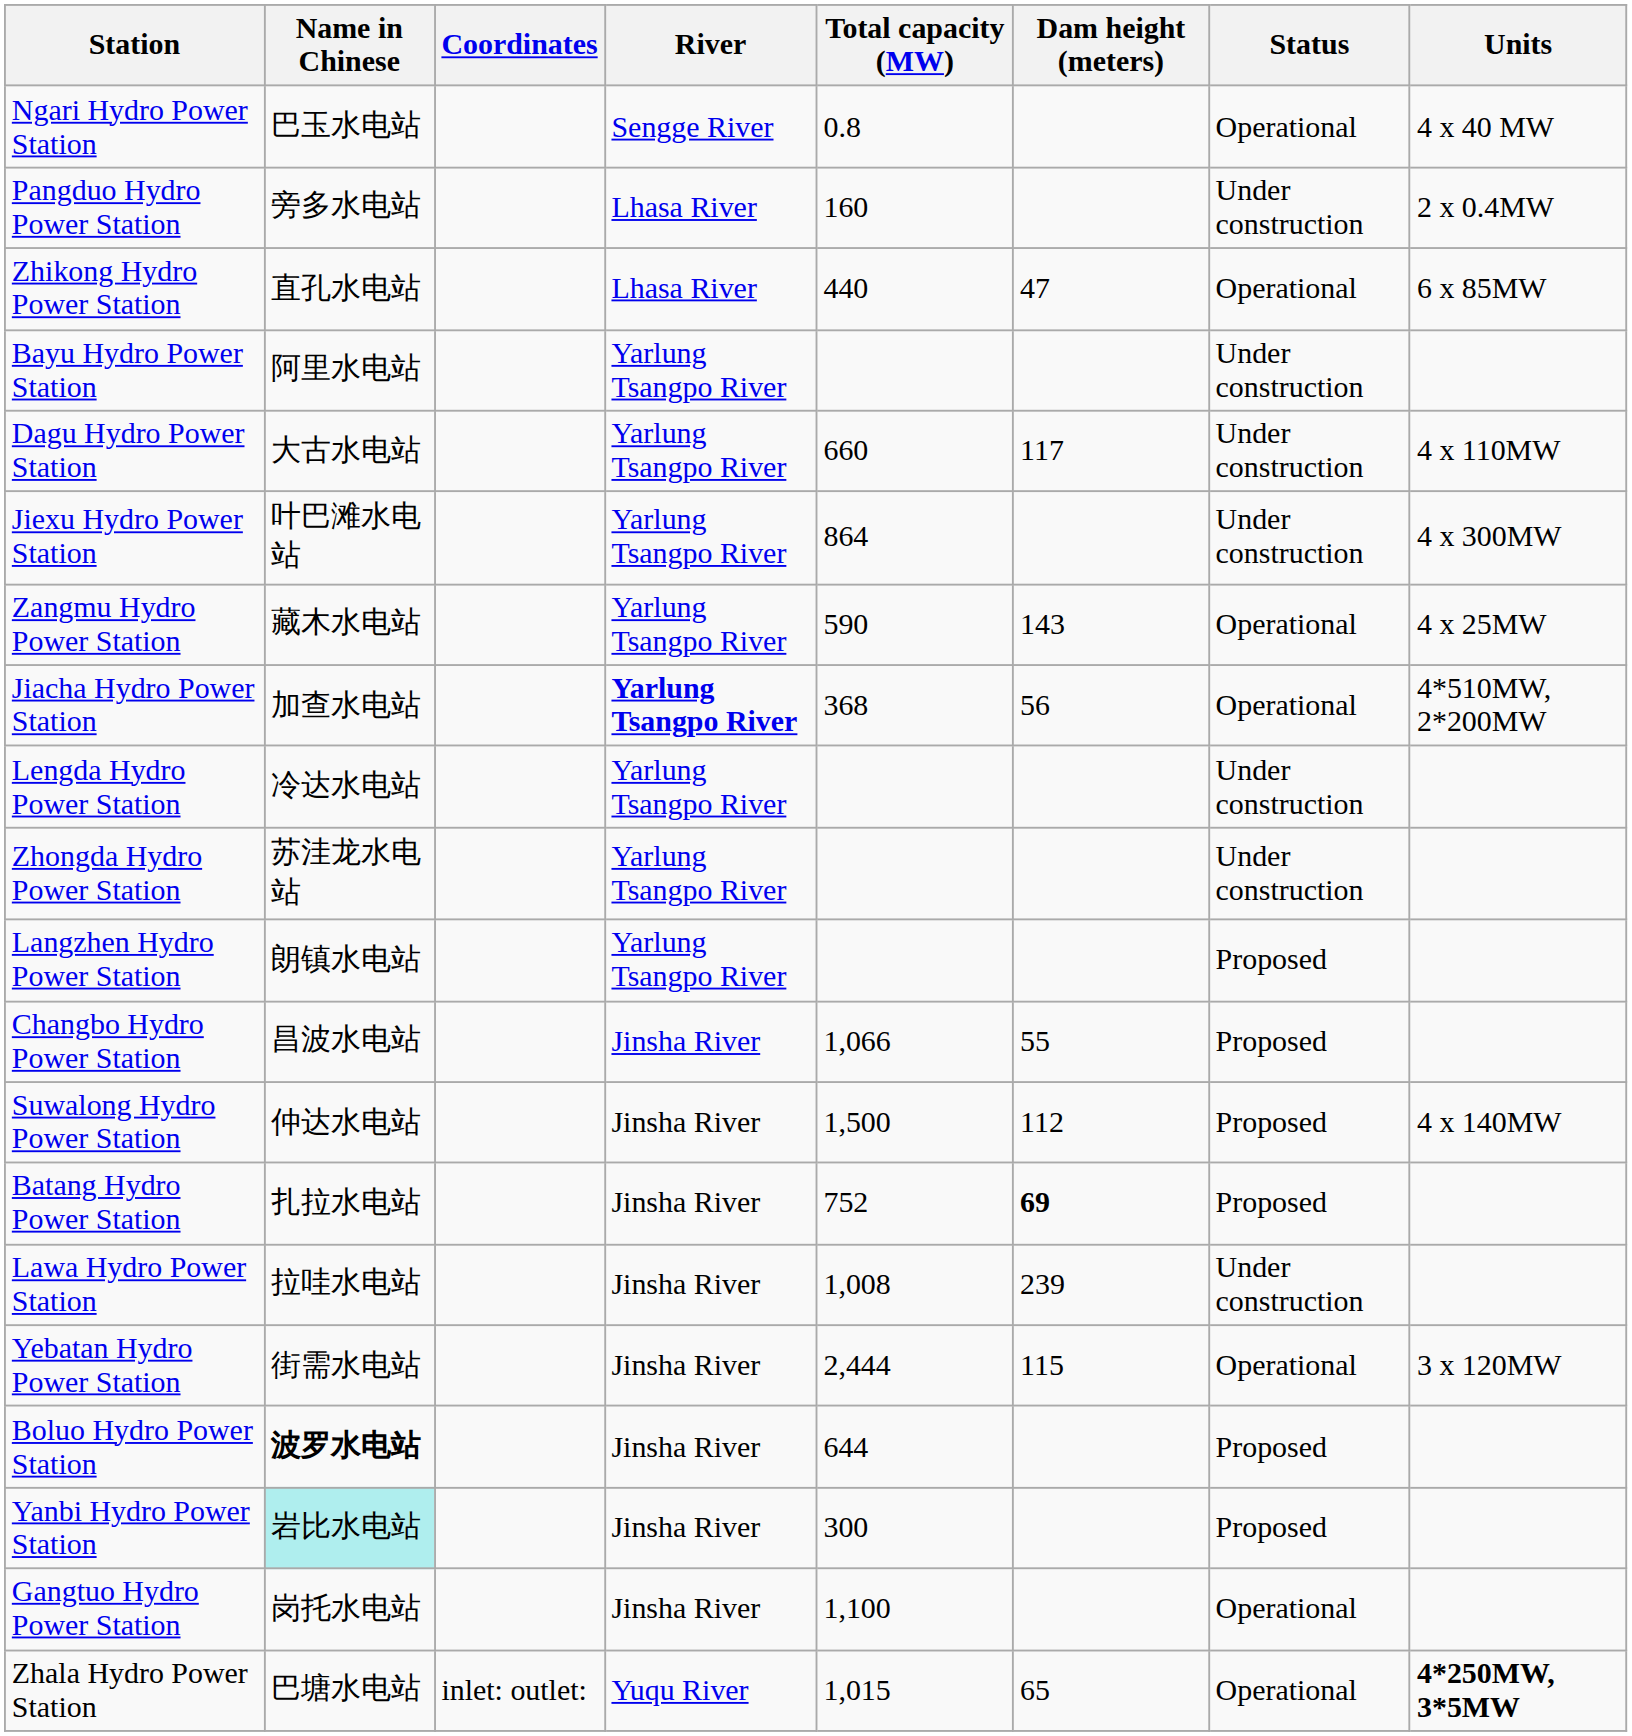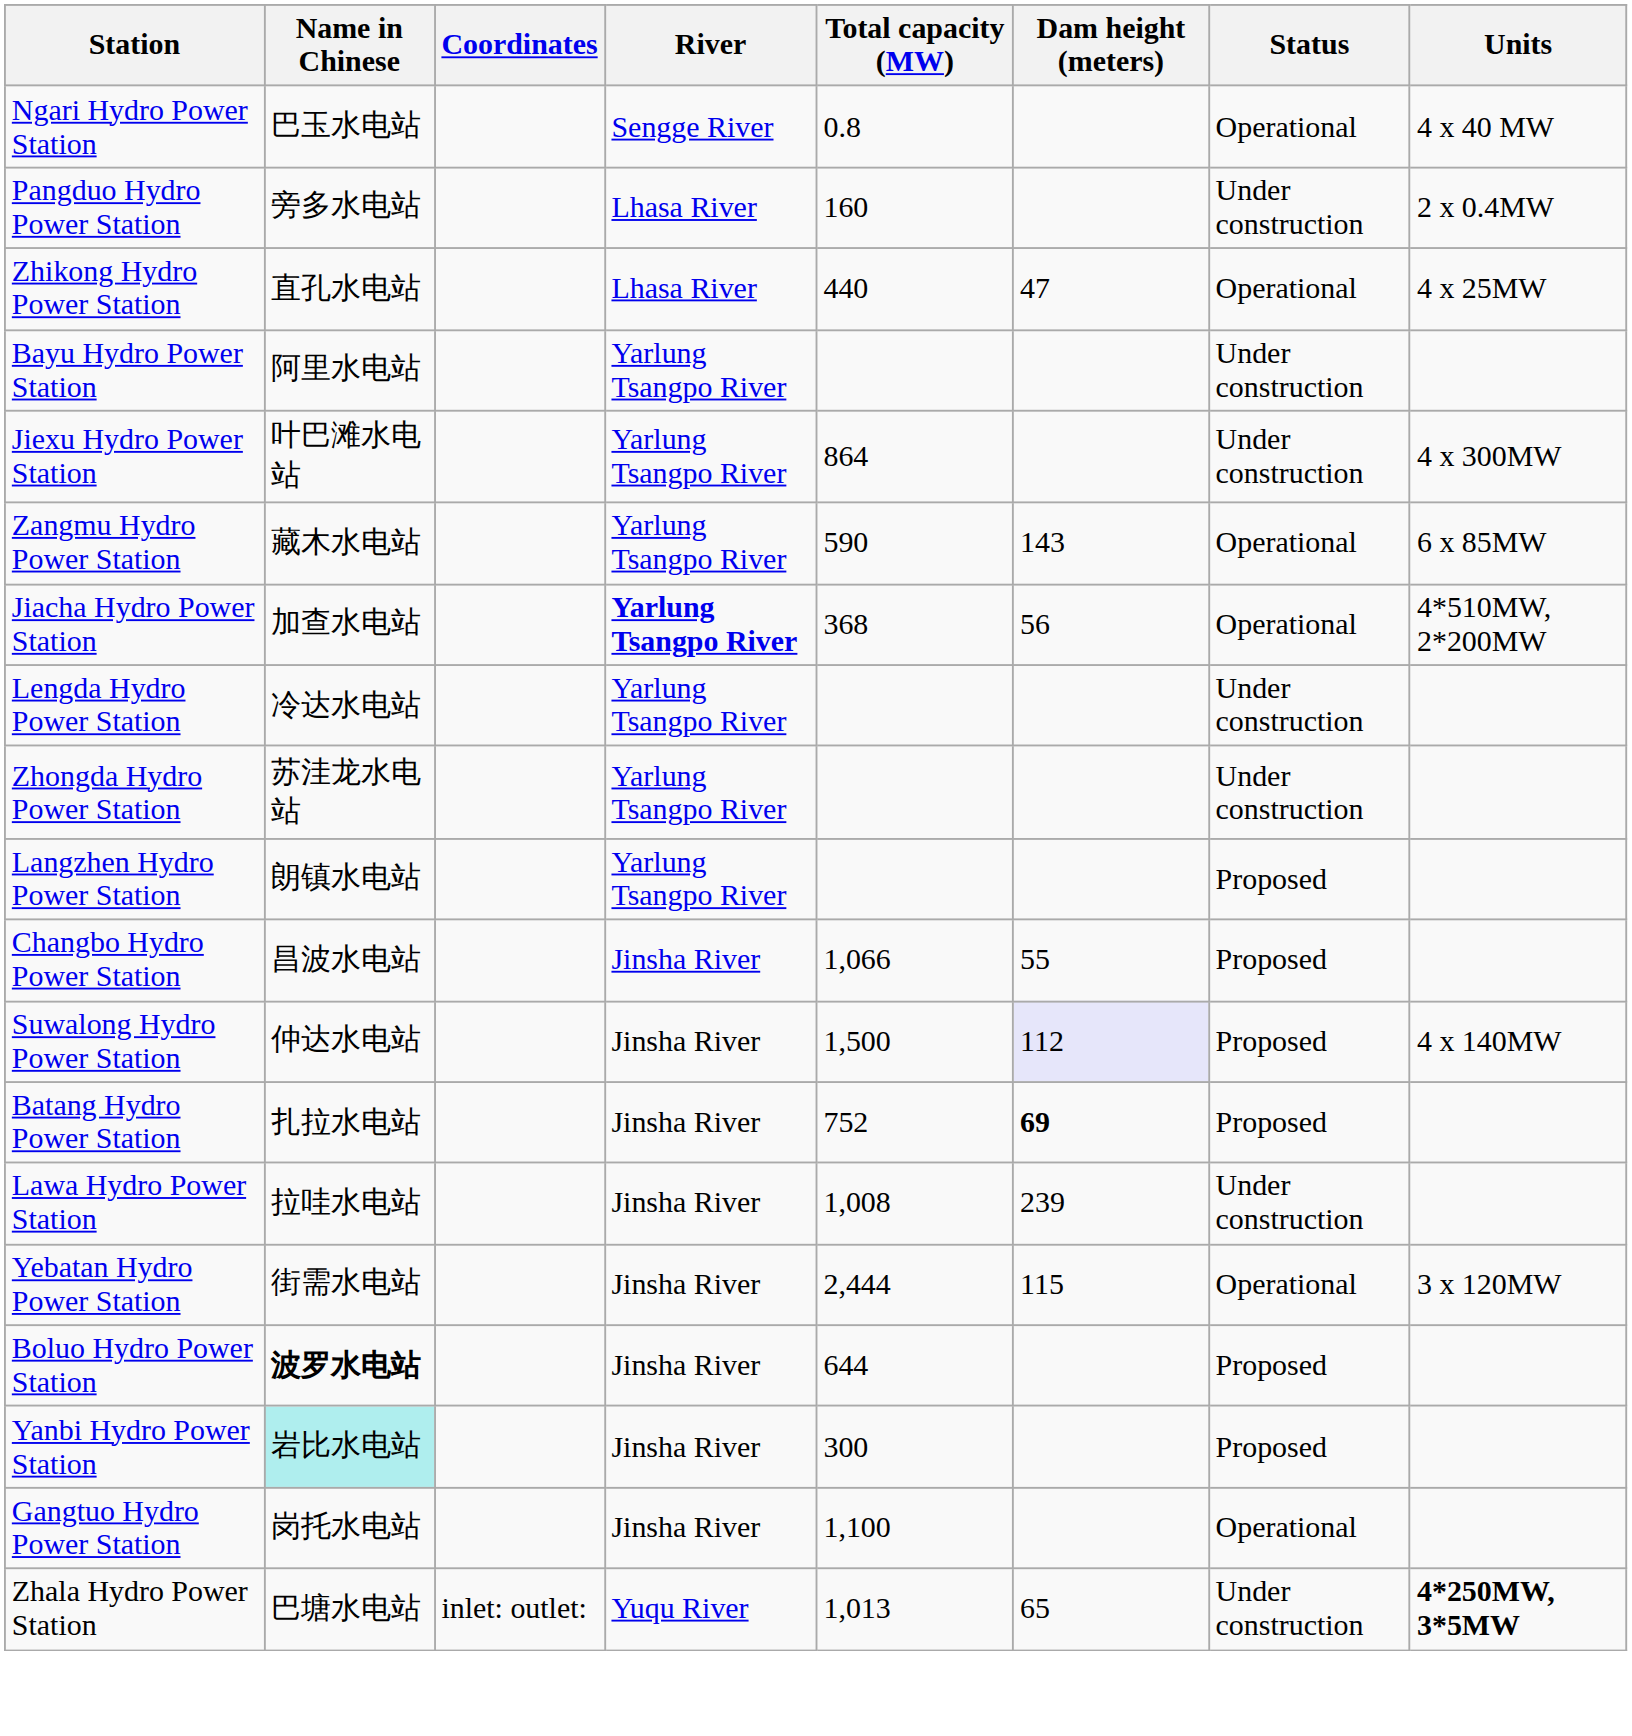(1482, 288) 6 x 85MW -> (1482, 288) 4 x 25MW
- row: (128, 450)
(1482, 624) 4 x 25MW -> (1482, 542) 6 x 85MW
(1042, 1121) no background -> (1042, 1040) lavender background
(857, 1689) 1,015 -> (857, 1608) 1,013
(1286, 1689) Operational -> (1290, 1608) Under construction
